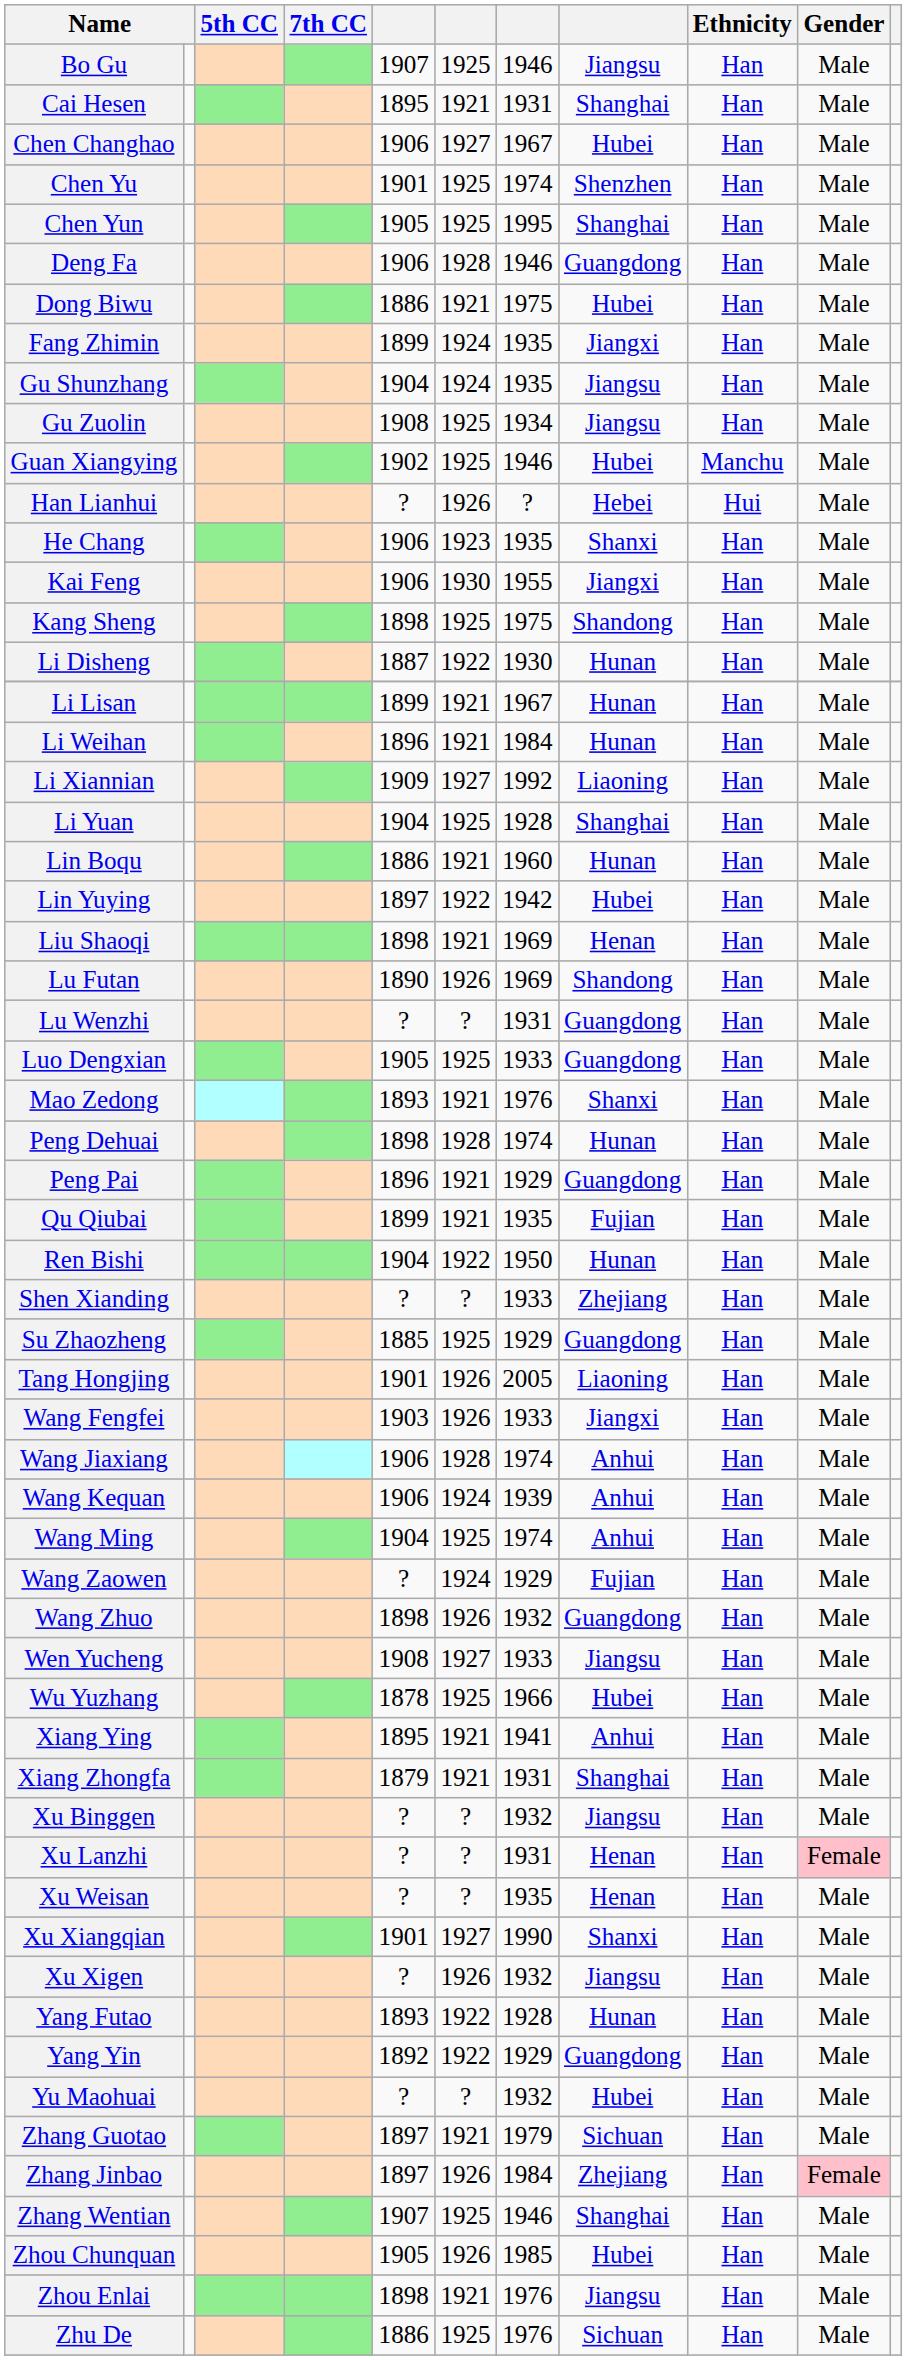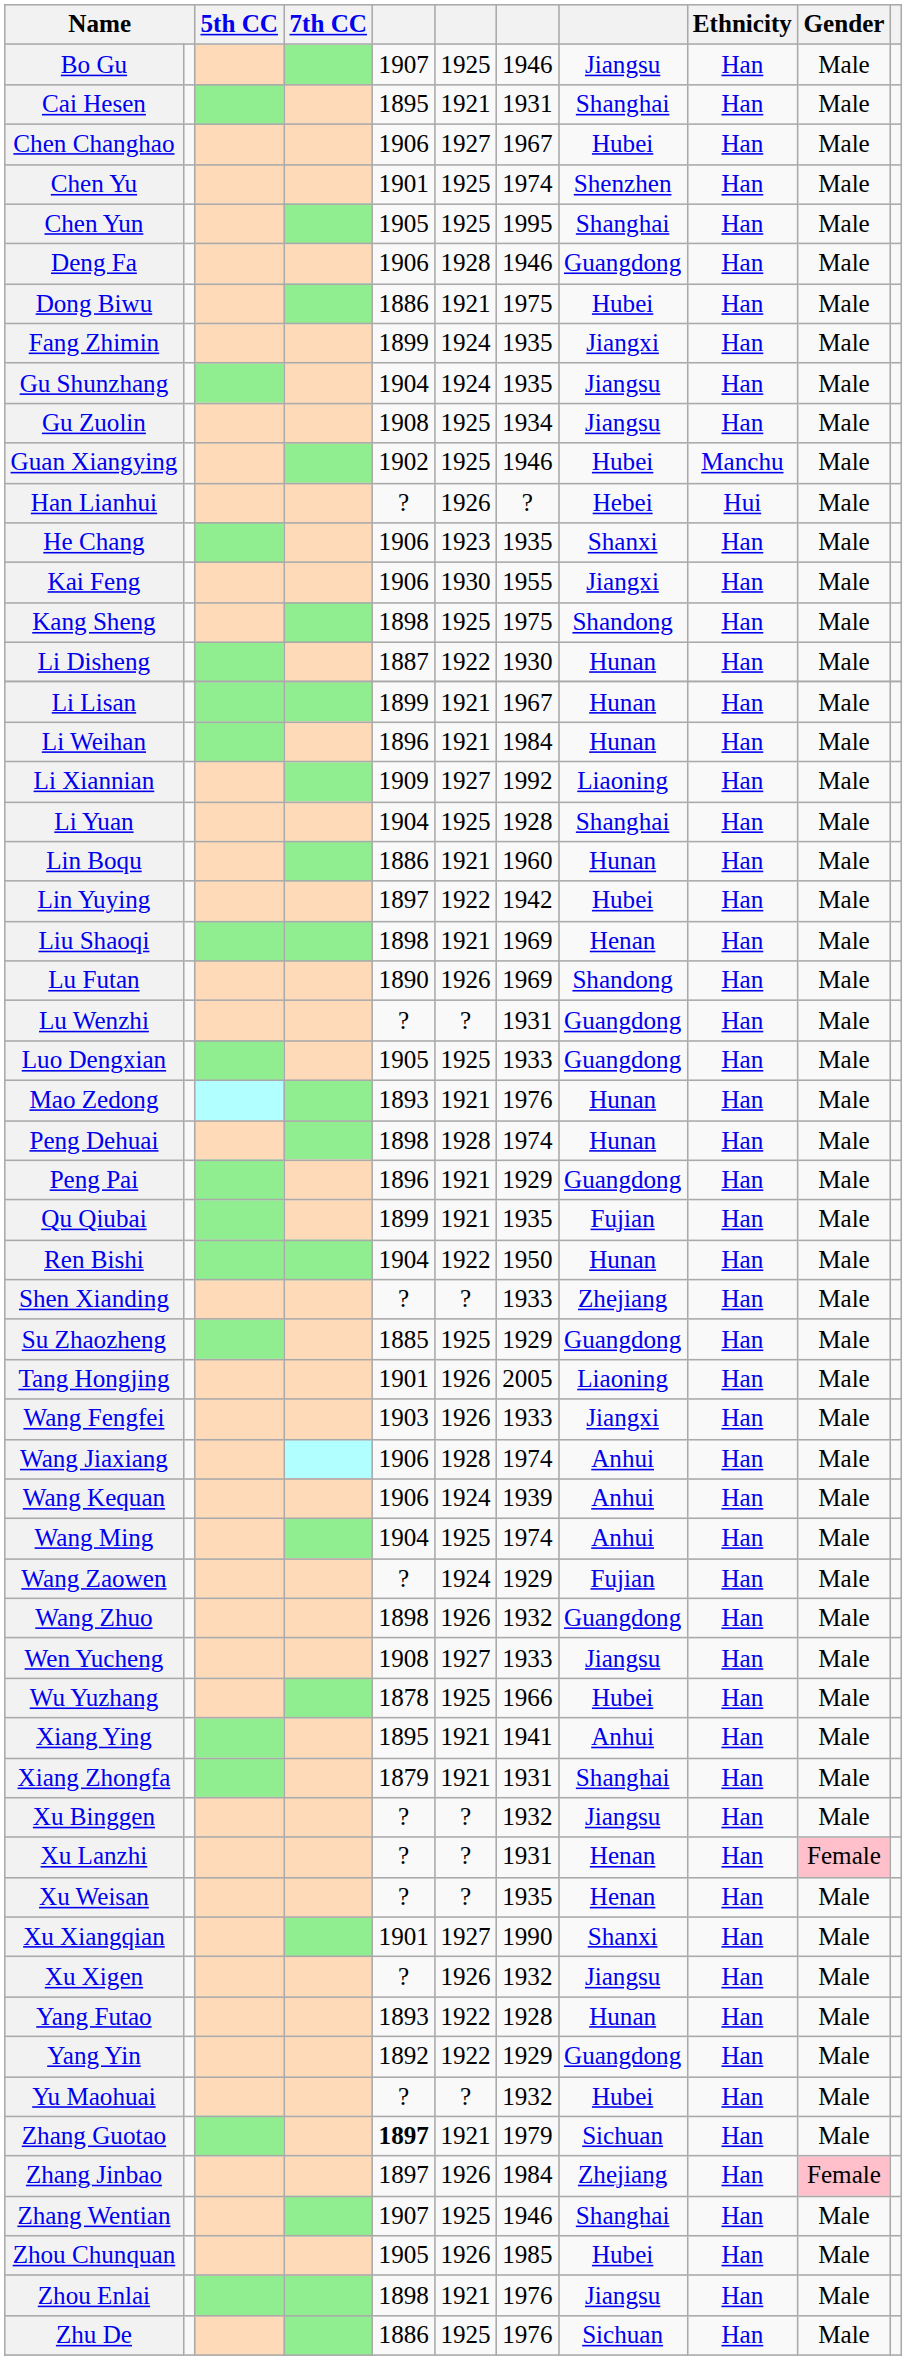(623, 1100) Shanxi -> (623, 1100) Hunan
(404, 2135) normal -> (404, 2135) bold
